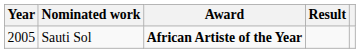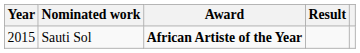(21, 37) 2005 -> (21, 37) 2015
